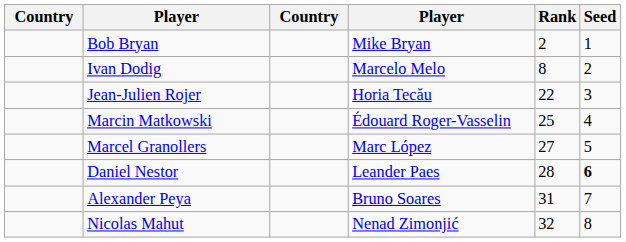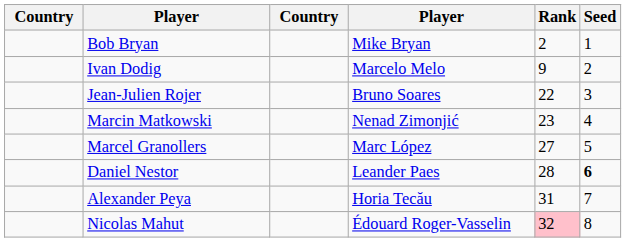(542, 69) 8 -> (542, 69) 9
(392, 95) Horia Tecău -> (396, 95) Bruno Soares
(432, 120) Édouard Roger-Vasselin -> (405, 120) Nenad Zimonjić
(546, 120) 25 -> (546, 120) 23
(396, 198) Bruno Soares -> (392, 198) Horia Tecău
(405, 224) Nenad Zimonjić -> (432, 224) Édouard Roger-Vasselin
(546, 224) no background -> (546, 224) pink background
